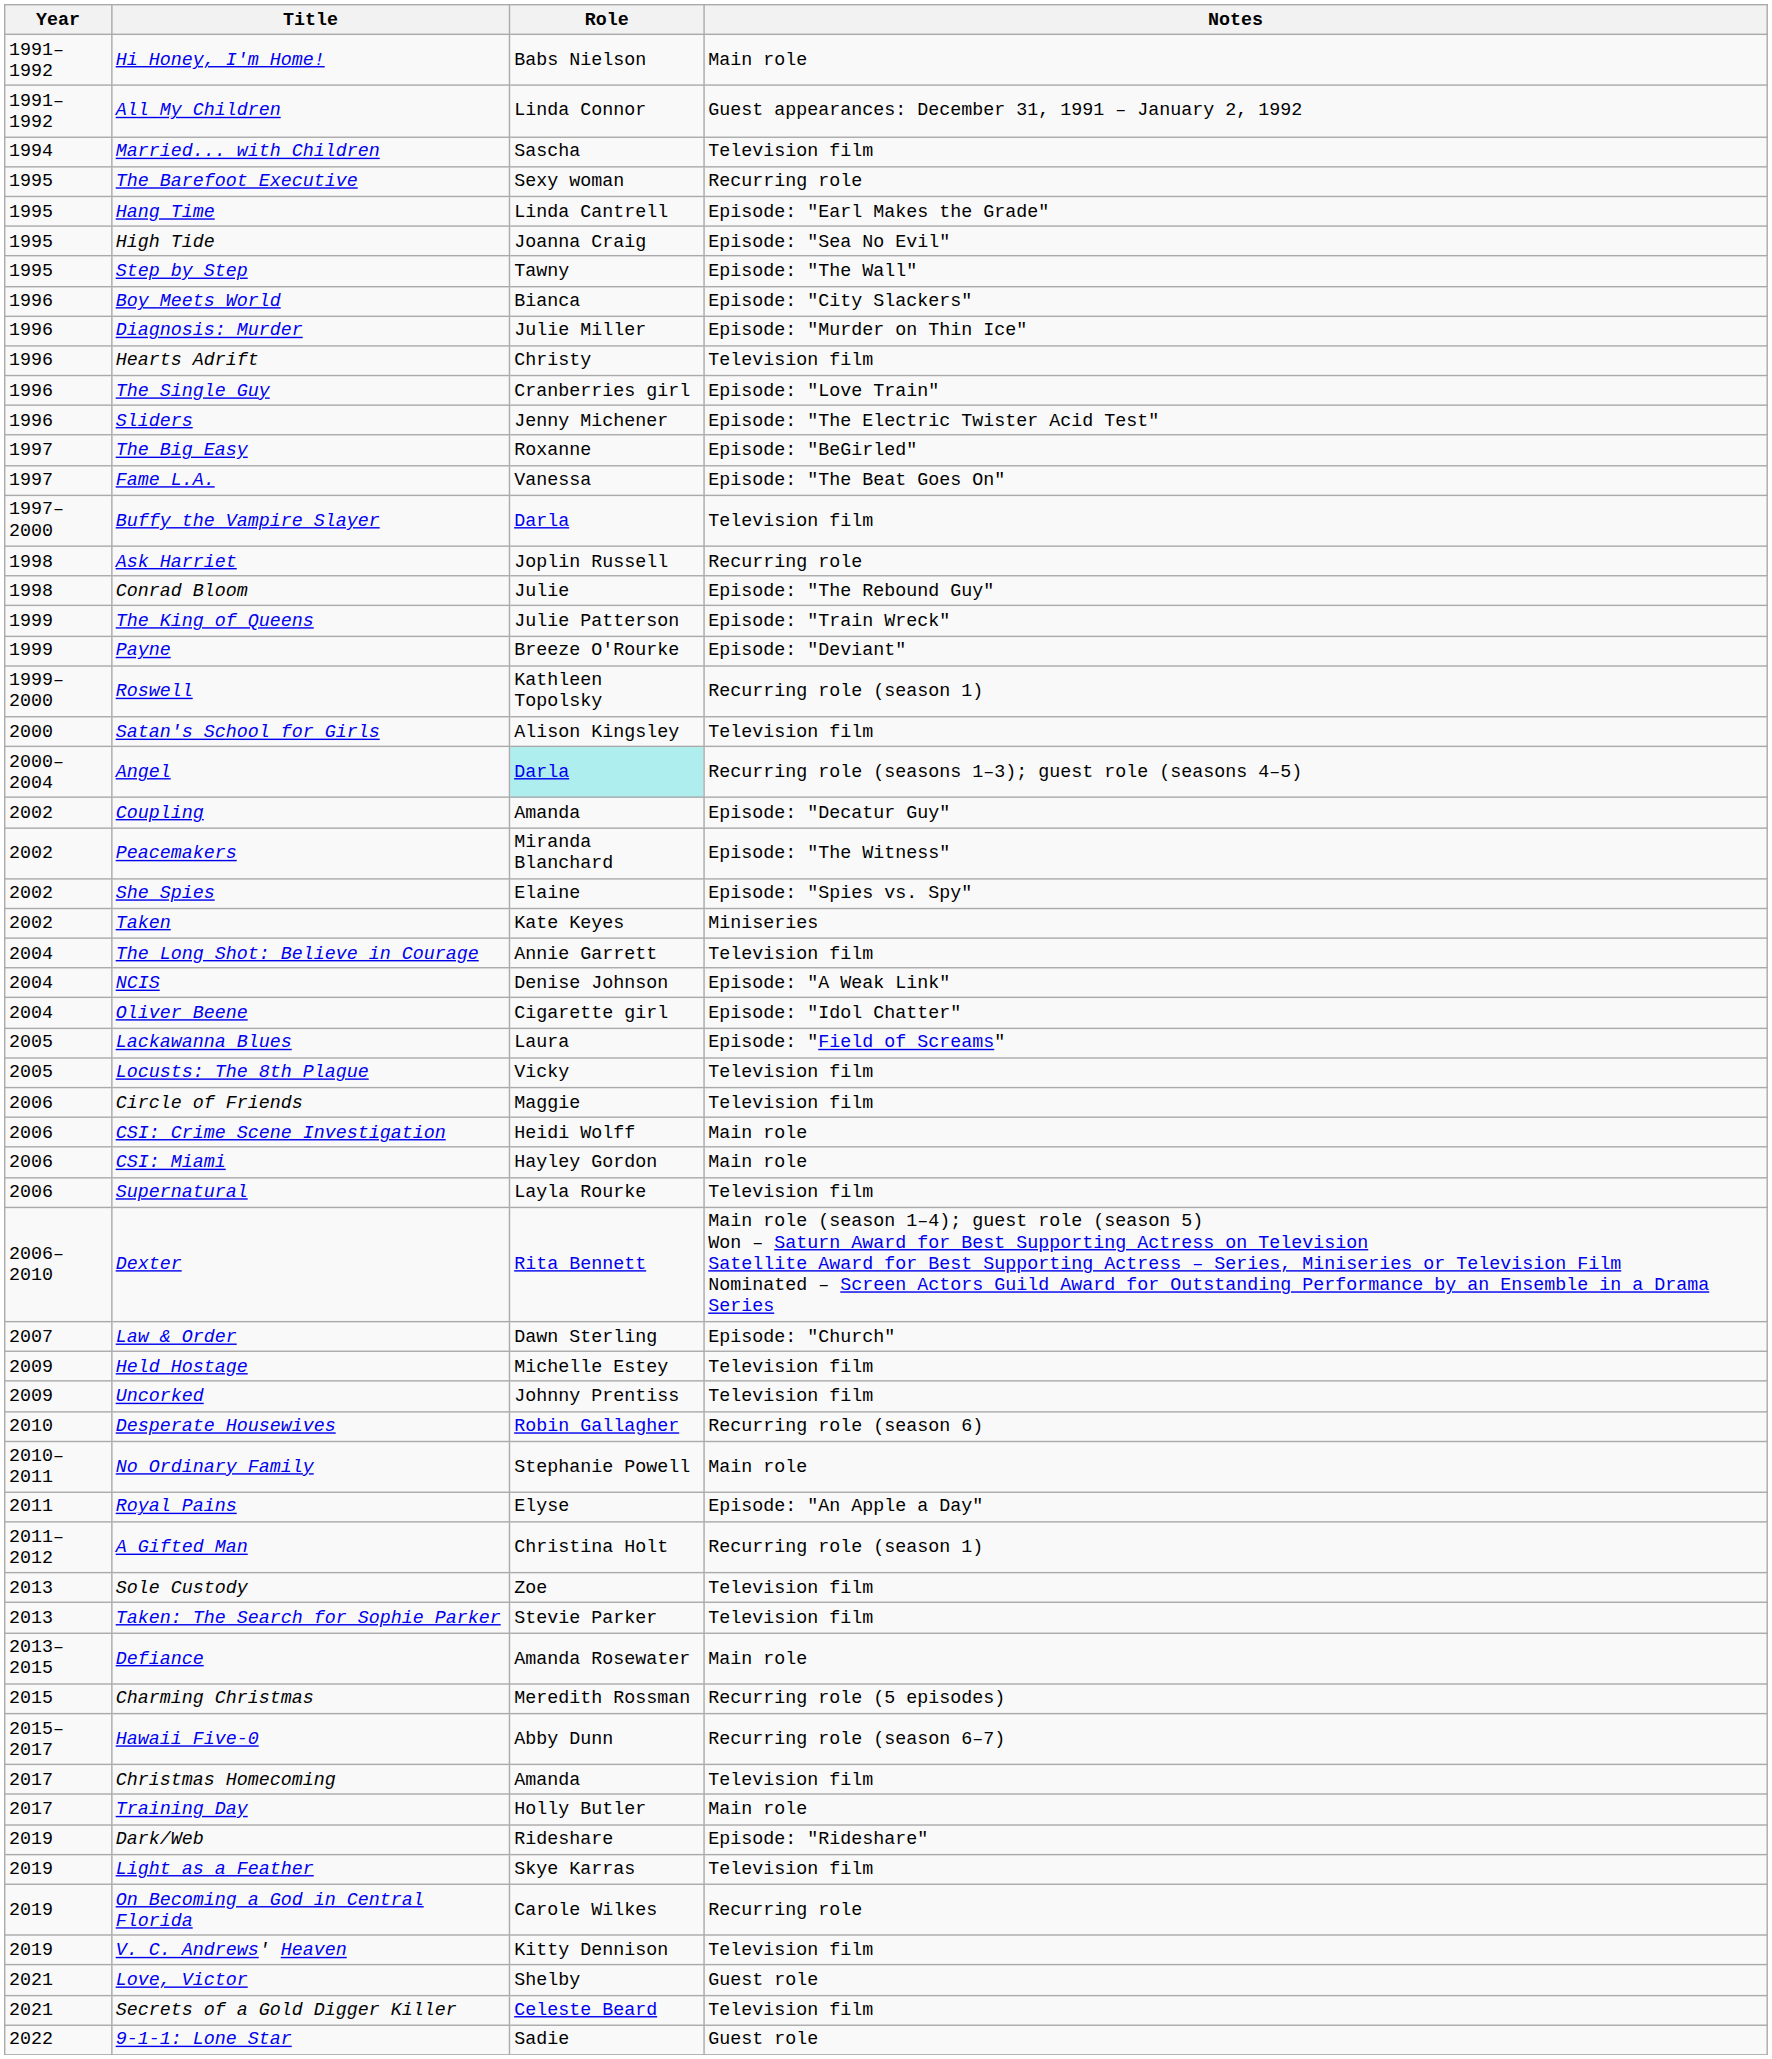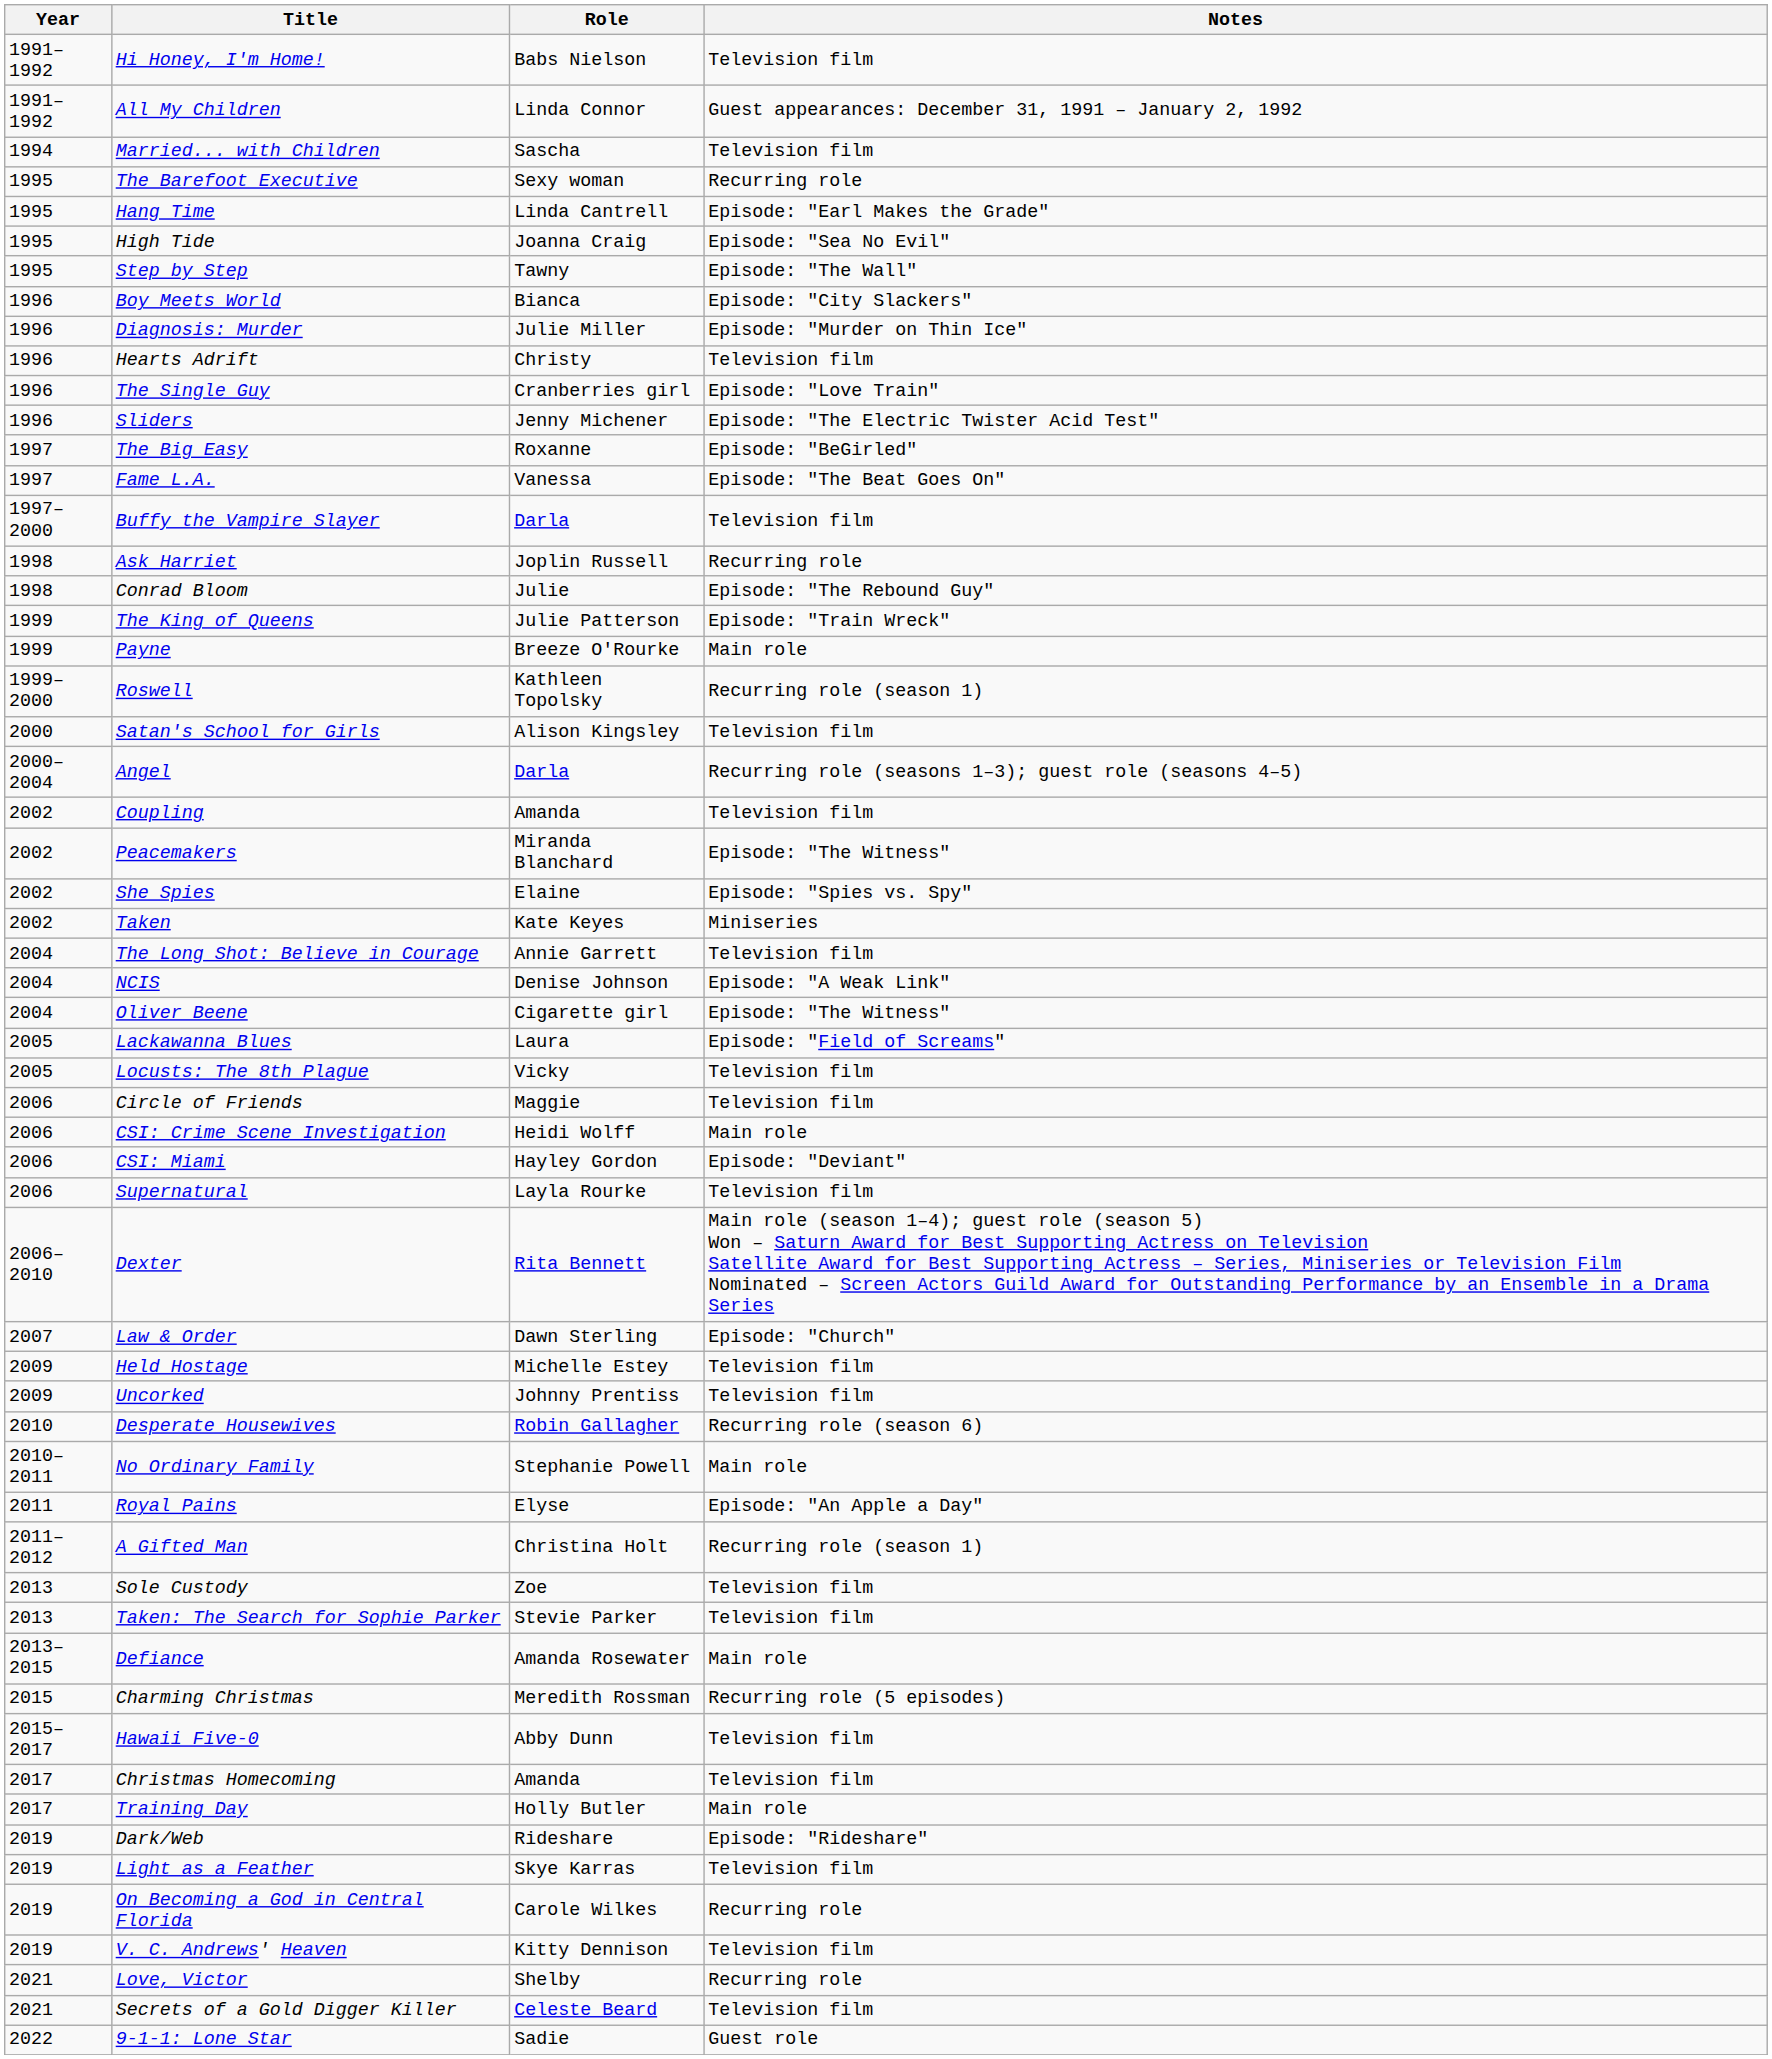(758, 60) Main role -> (791, 60) Television film
(807, 651) Episode: "Deviant" -> (758, 651) Main role
(542, 772) paleturquoise background -> (542, 772) no background
(829, 813) Episode: "Decatur Guy" -> (791, 813) Television film
(835, 1013) Episode: "Idol Chatter" -> (829, 1013) Episode: "The Witness"
(758, 1162) Main role -> (807, 1162) Episode: "Deviant"
(857, 1739) Recurring role (season 6–7) -> (791, 1739) Television film
(763, 1980) Guest role -> (785, 1980) Recurring role
